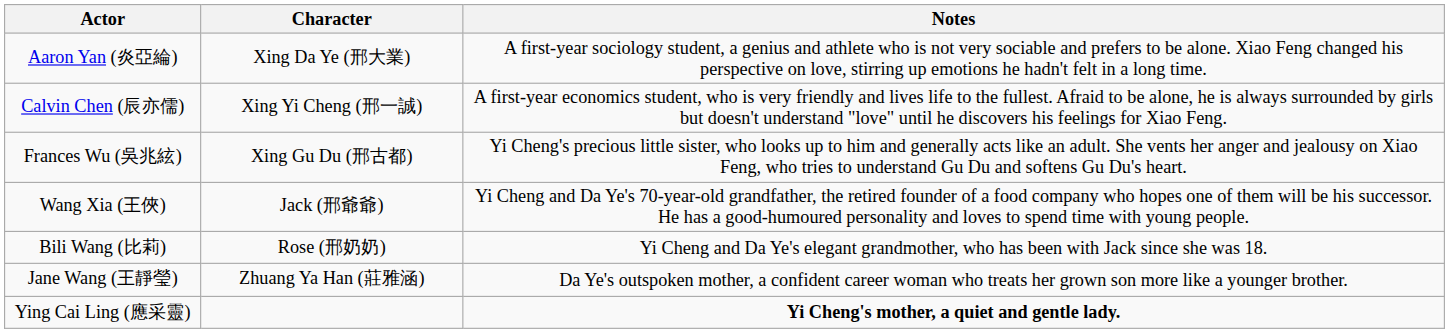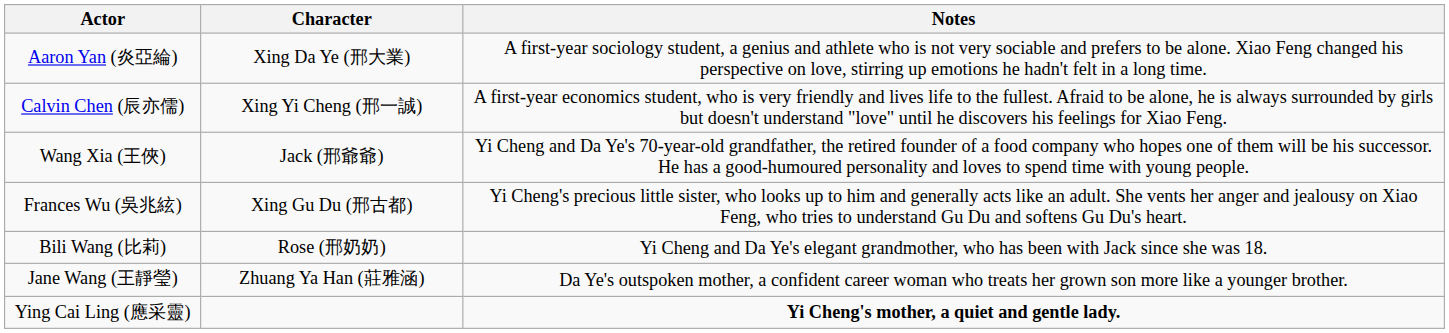rows swapped: (103, 156) <-> (103, 205)
